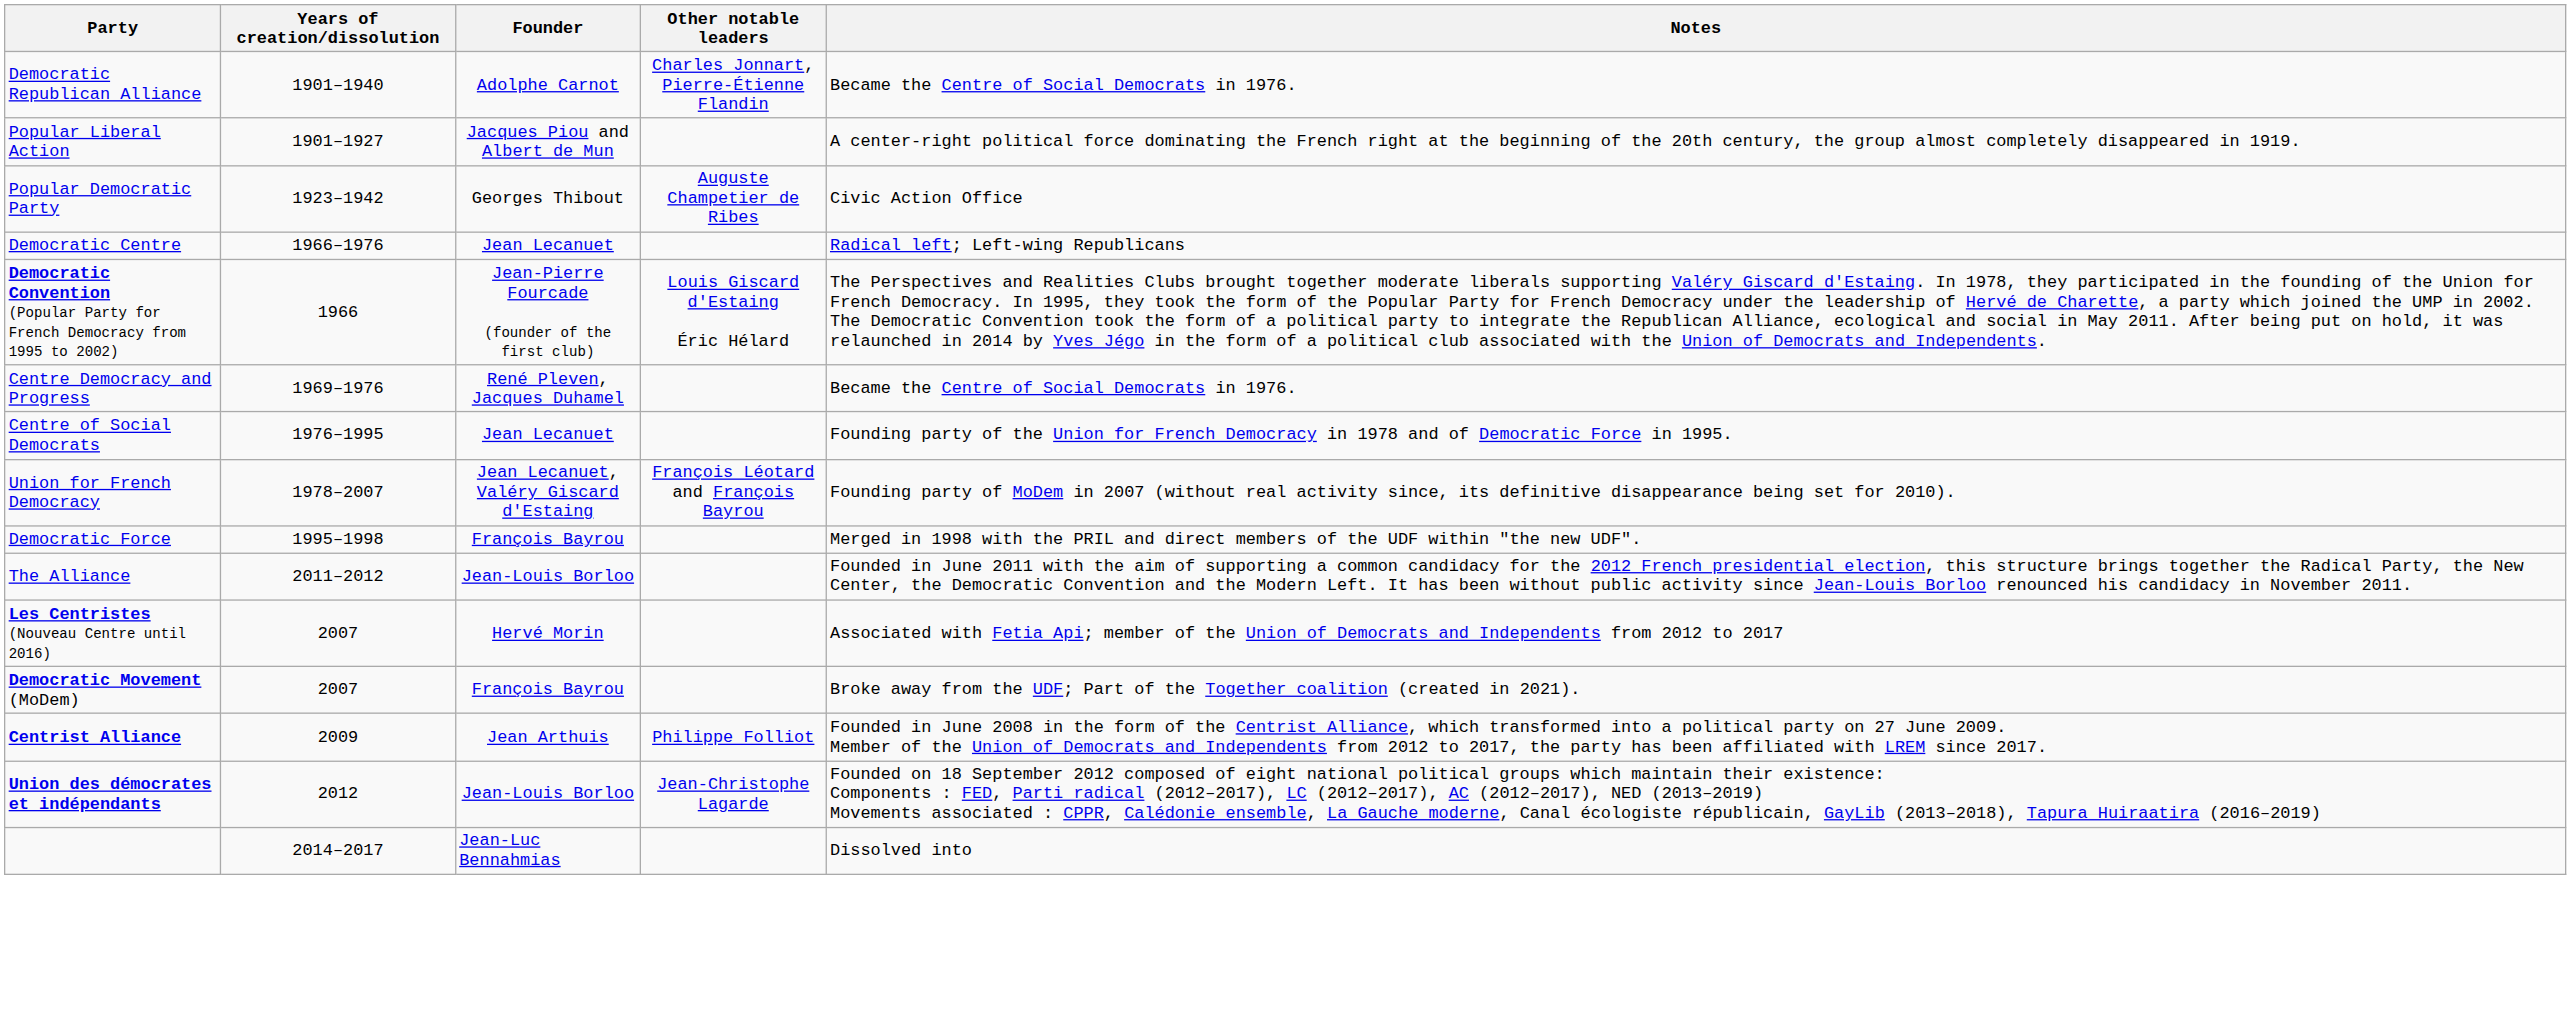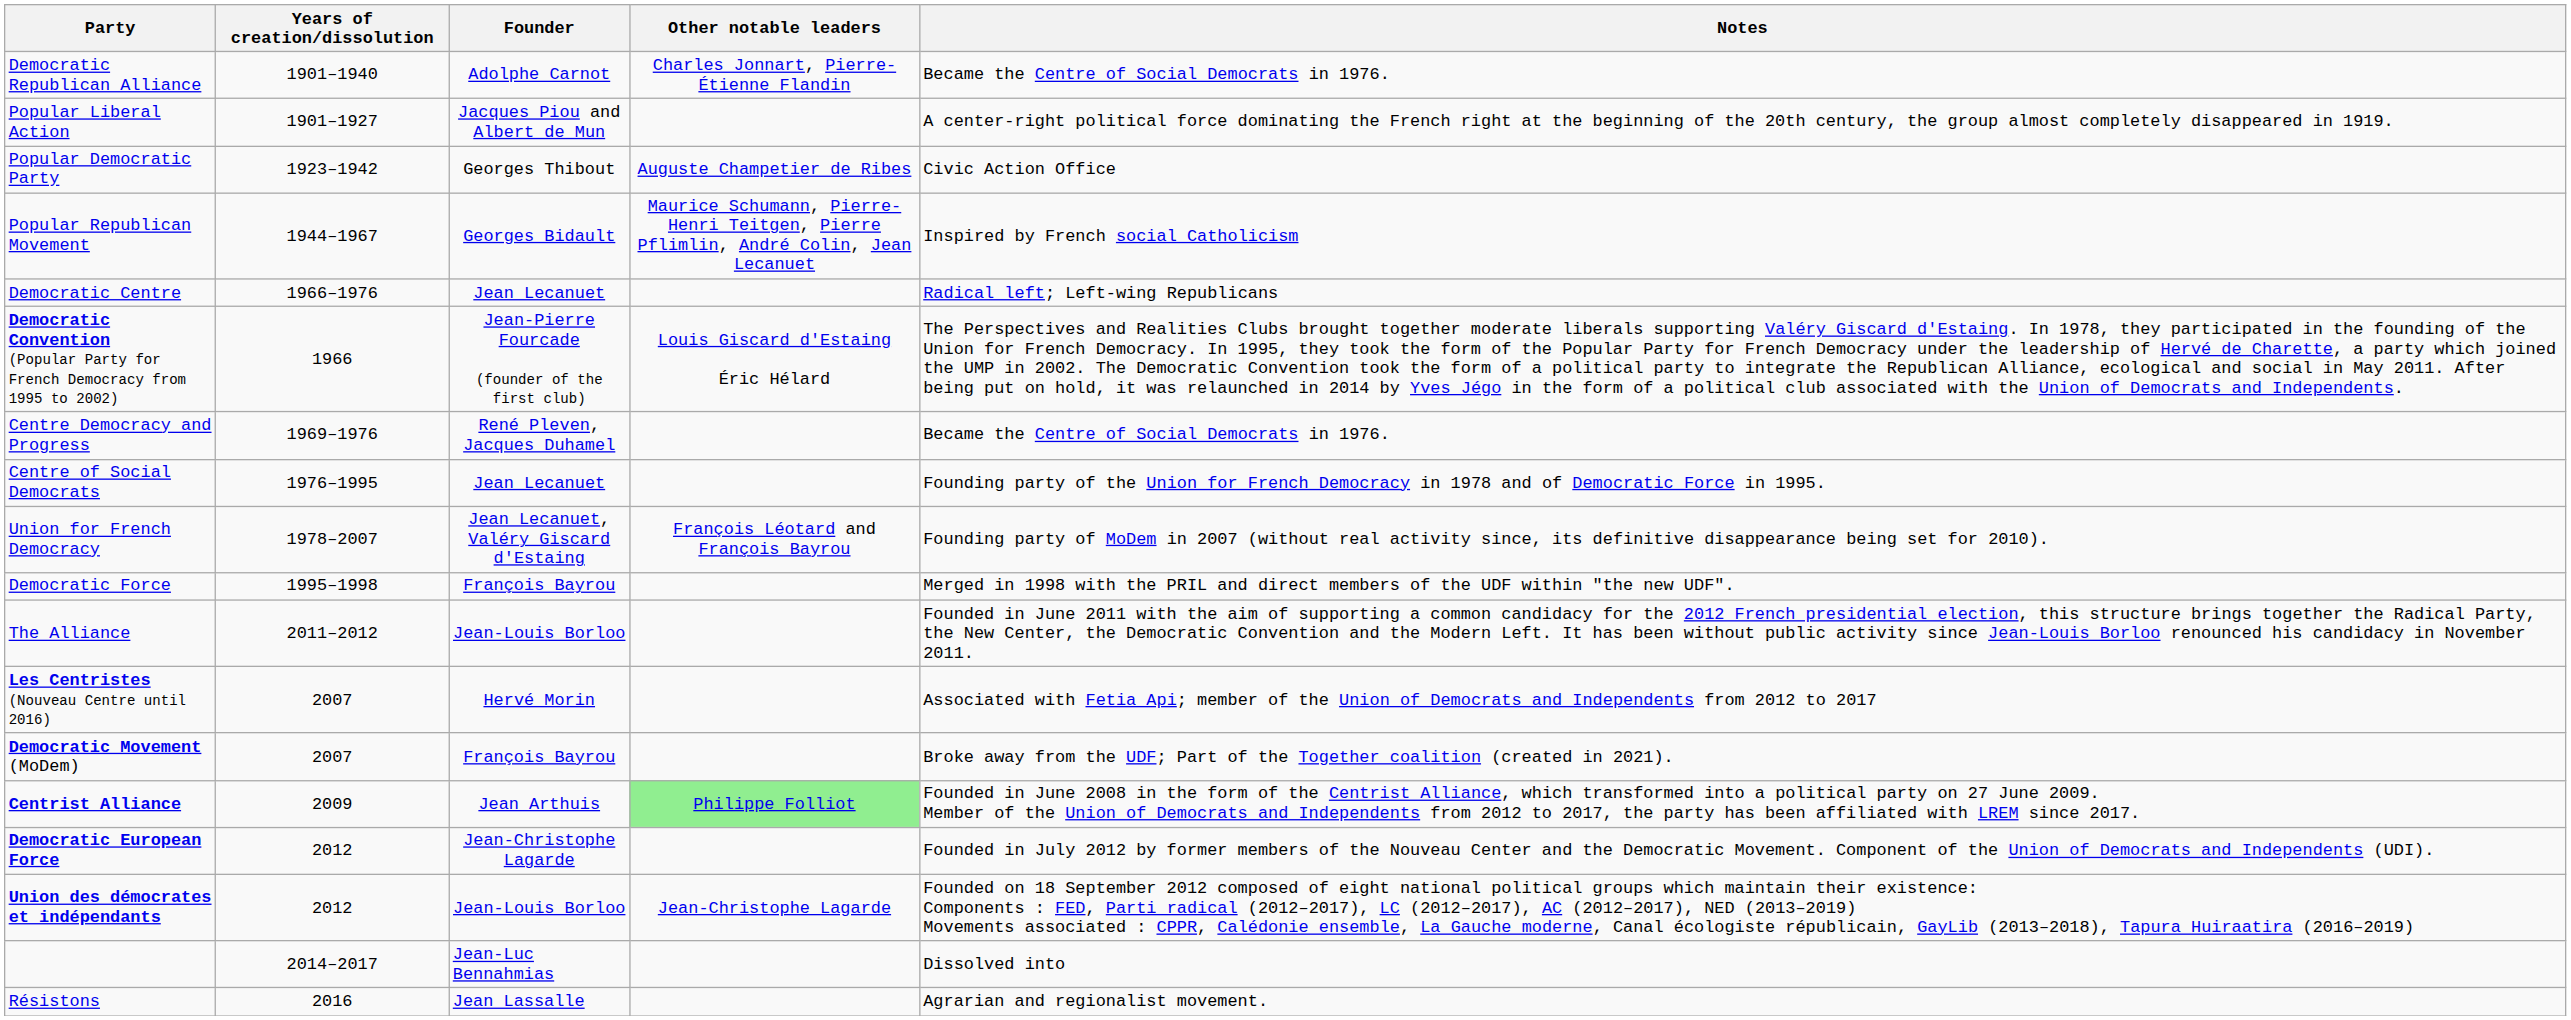+ row: (100, 236)
(733, 737) no background -> (774, 804) lightgreen background
+ row: (105, 851)
+ row: (54, 1002)
